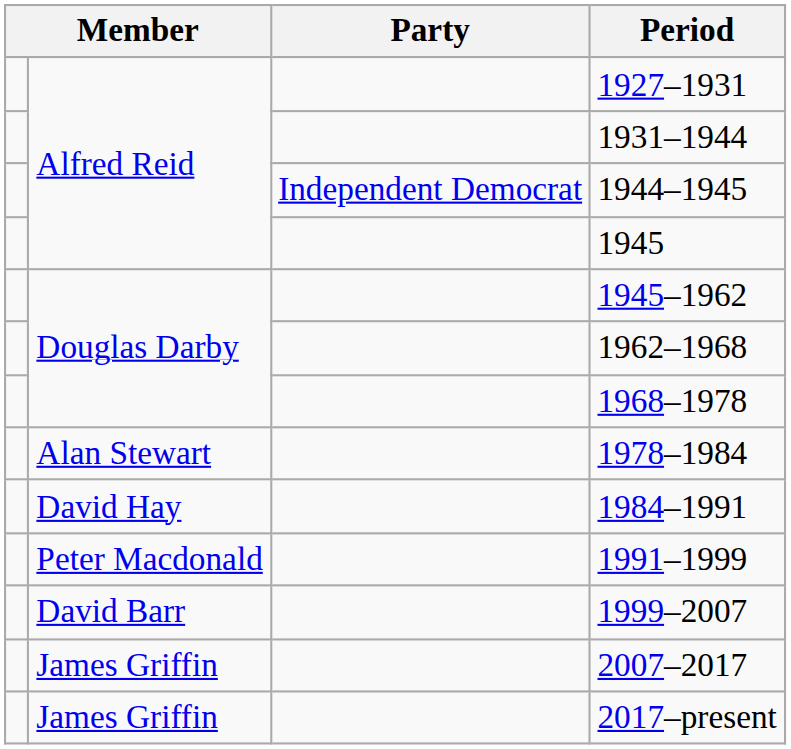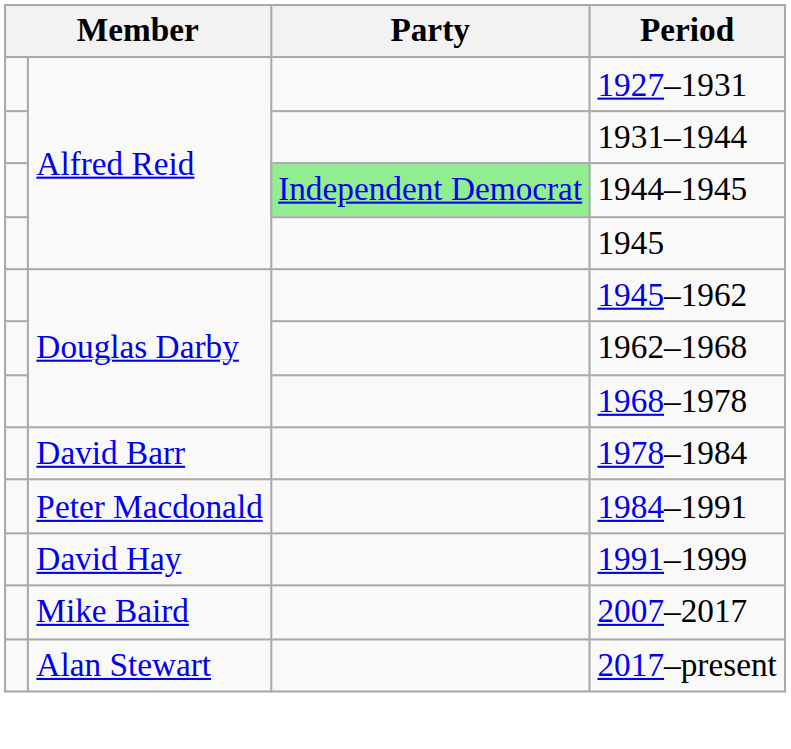(430, 189) no background -> (430, 189) lightgreen background
(124, 453) Alan Stewart -> (111, 453) David Barr
(109, 505) David Hay -> (150, 505) Peter Macdonald
(150, 558) Peter Macdonald -> (109, 558) David Hay
- row: (672, 611)
(127, 664) James Griffin -> (113, 611) Mike Baird
(127, 717) James Griffin -> (124, 664) Alan Stewart
